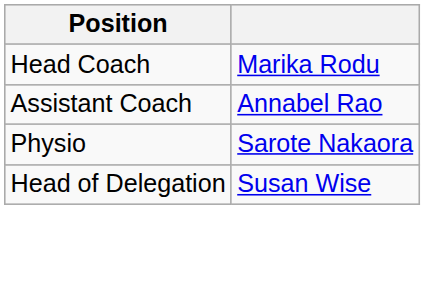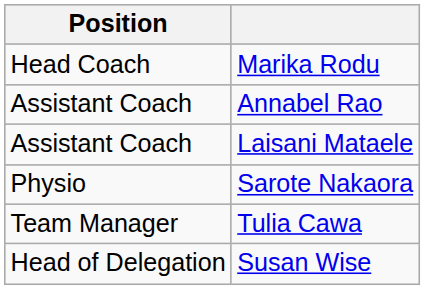+ row: (325, 143)
+ row: (300, 223)
